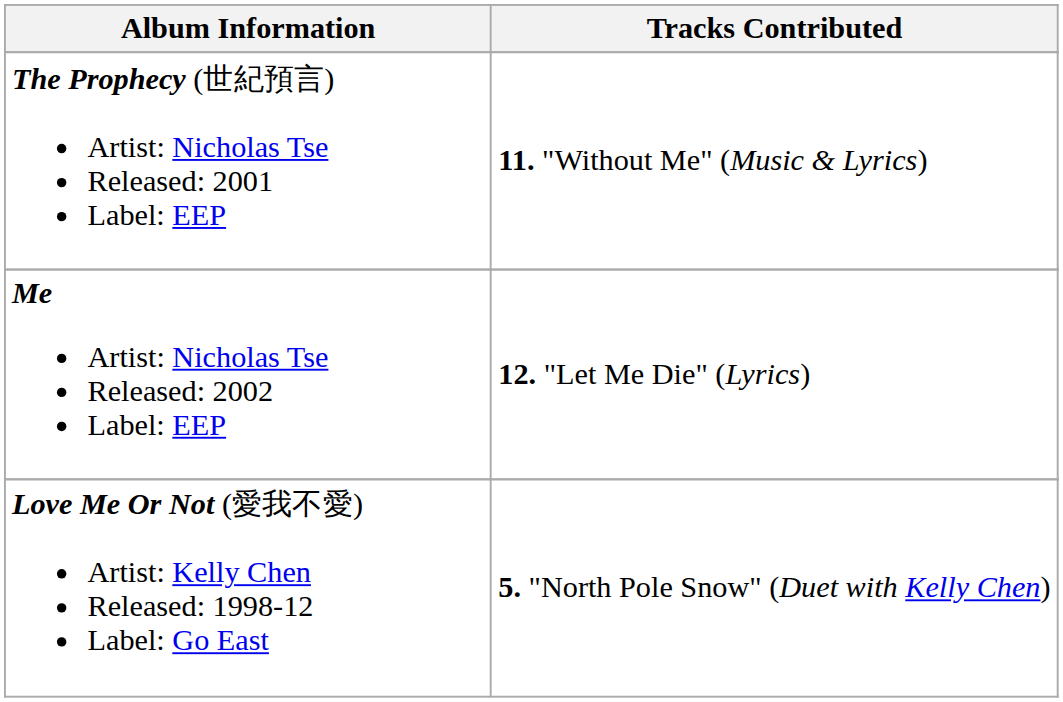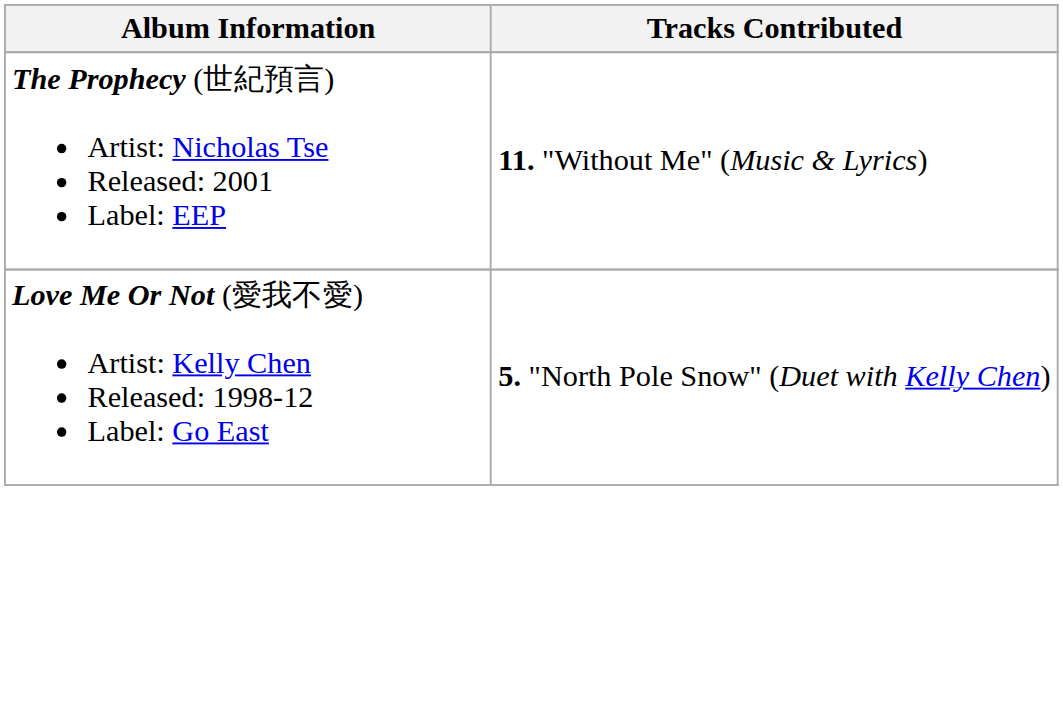- row: (248, 359)
